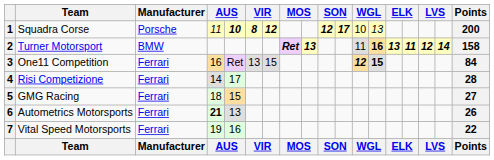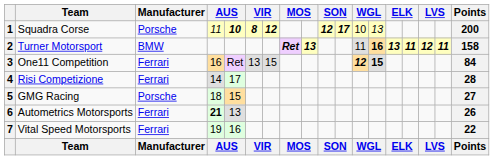(444, 46) 14 -> (443, 46) 11
(153, 96) Ferrari -> (157, 96) Porsche
